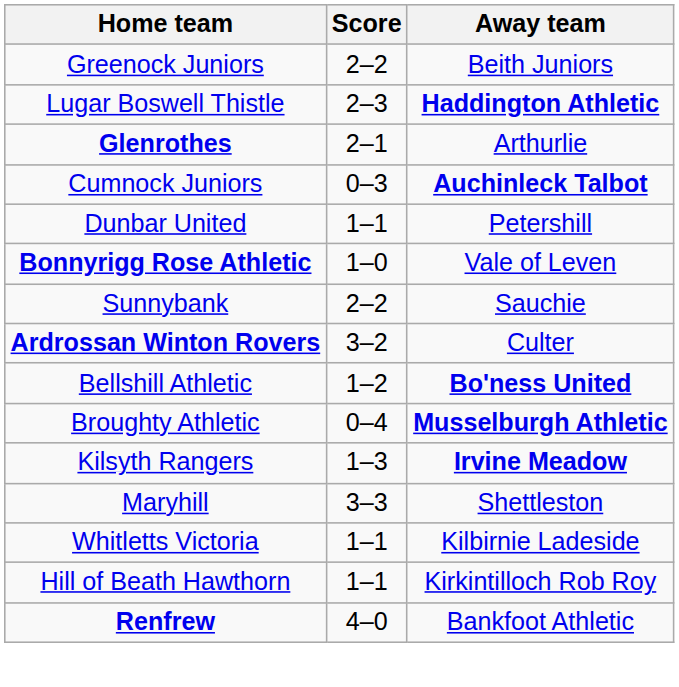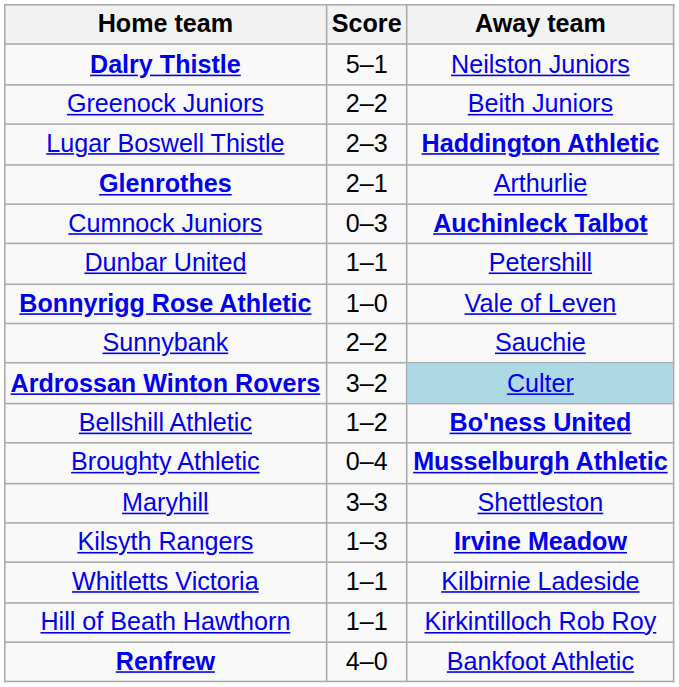+ row: (165, 64)
(540, 343) no background -> (540, 382) lightblue background
rows swapped: (165, 462) <-> (165, 502)
